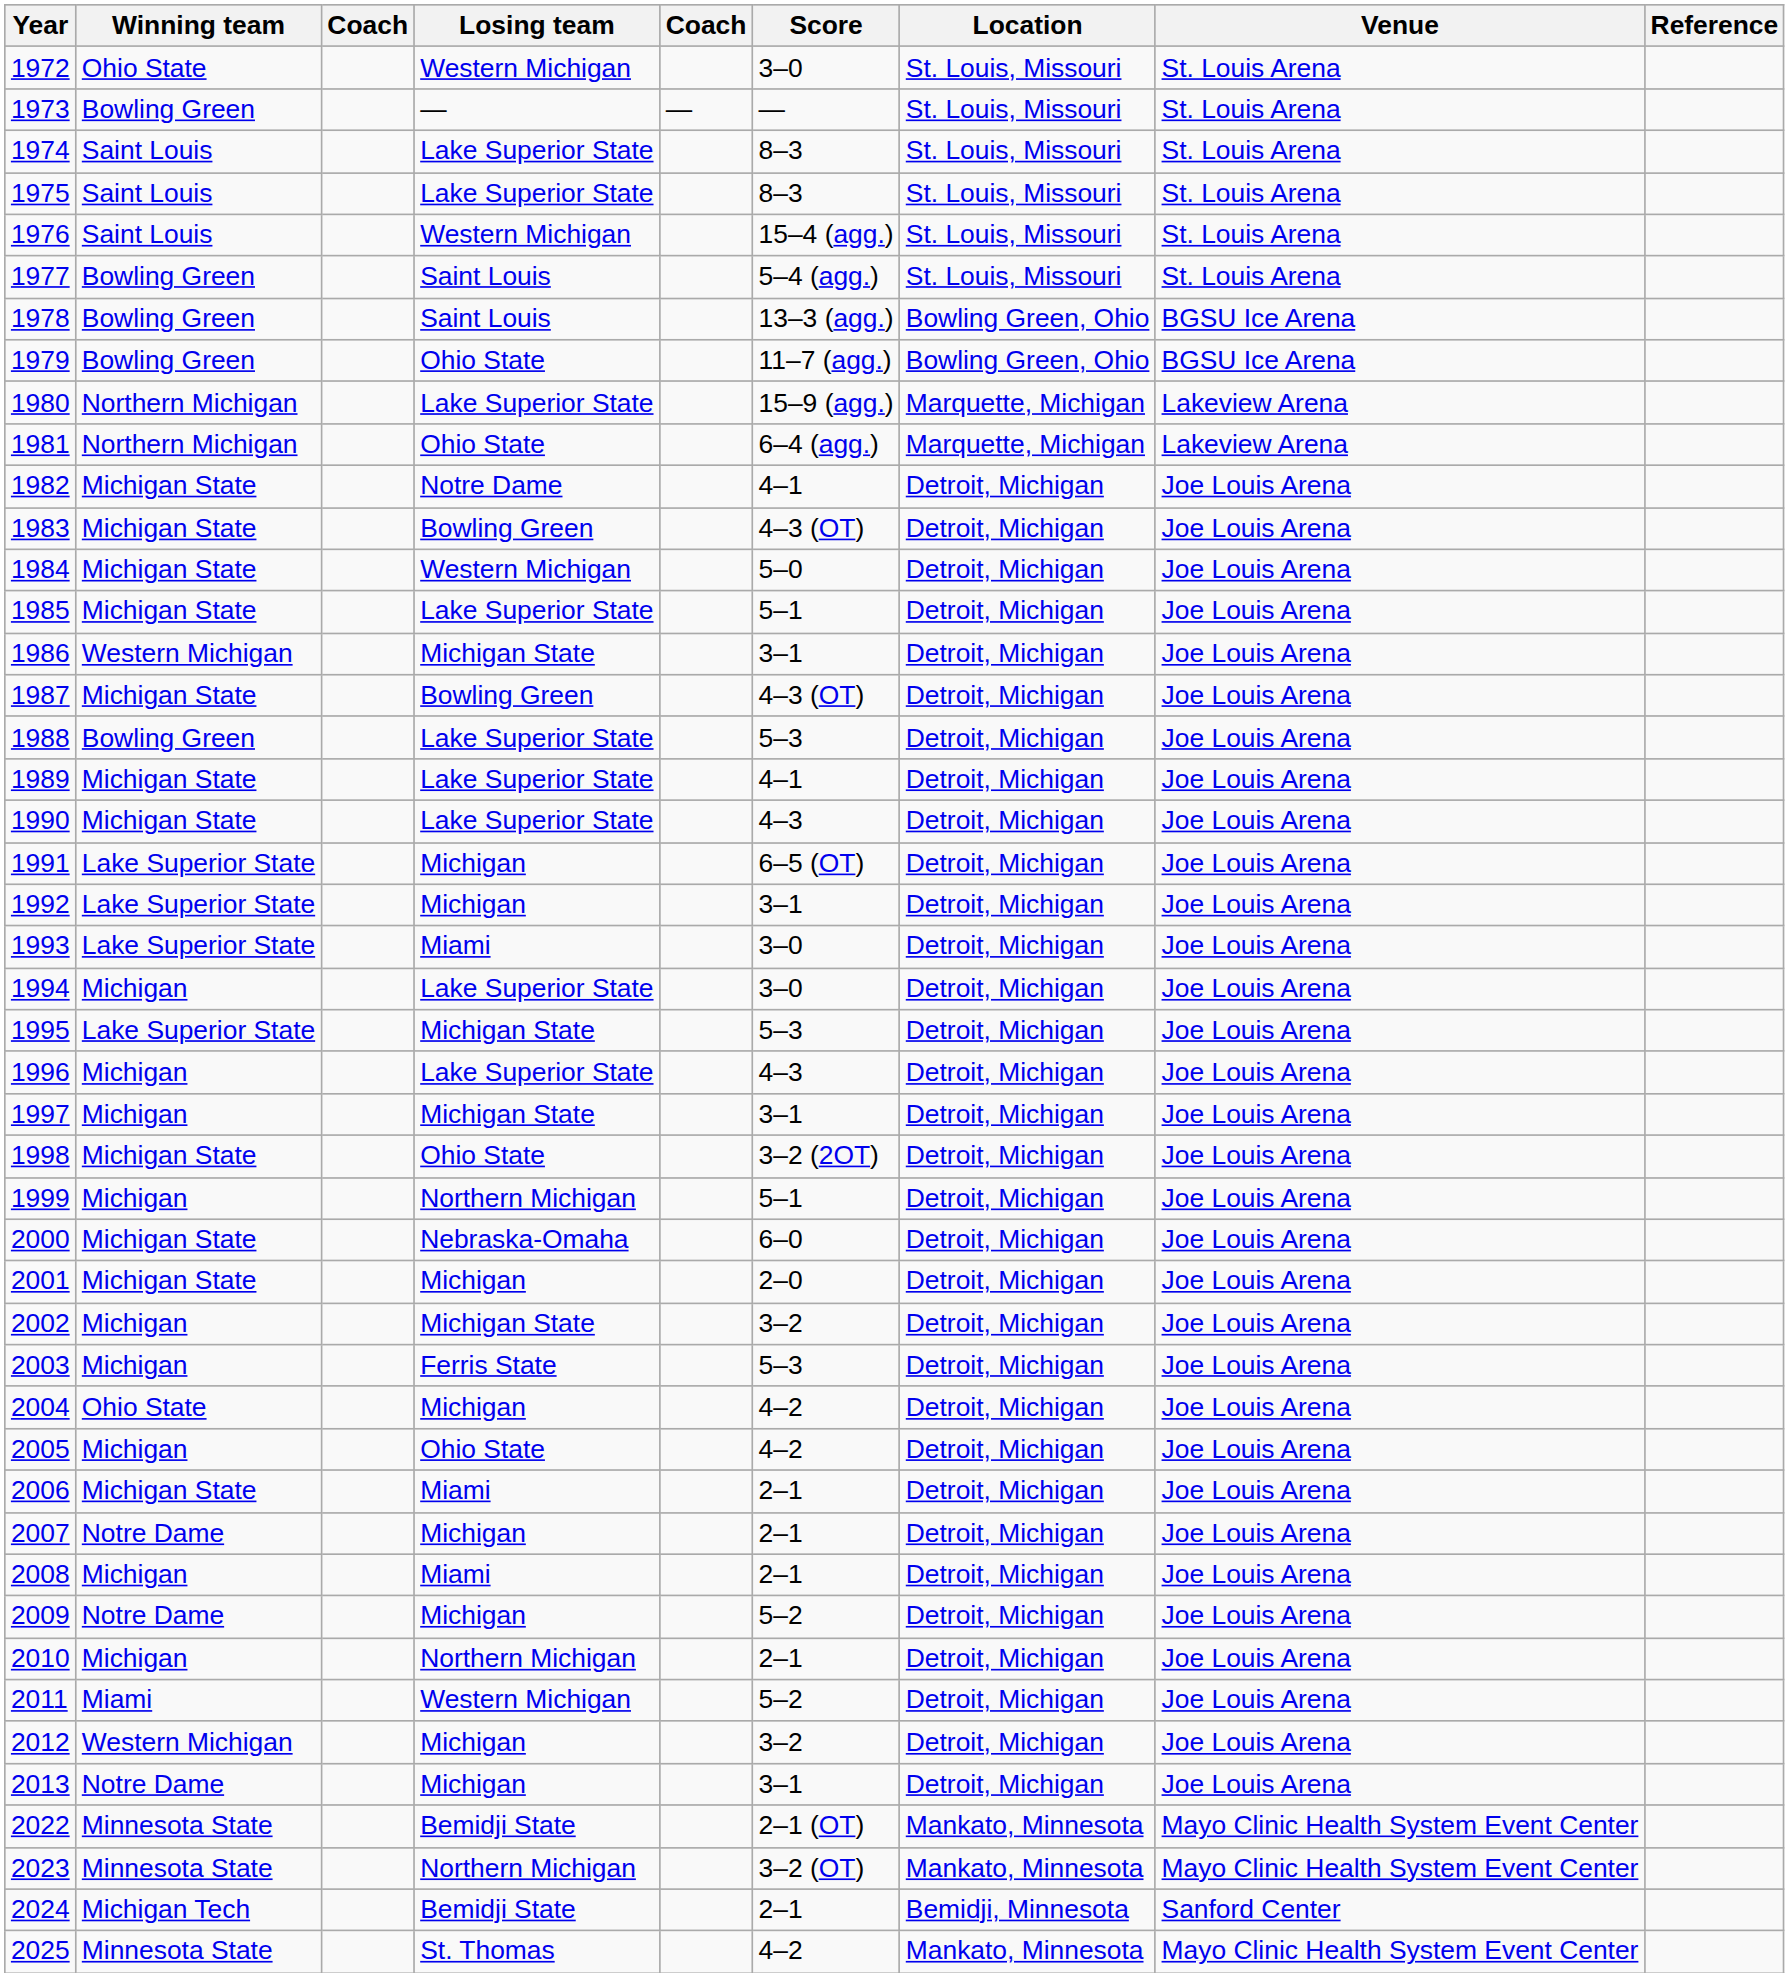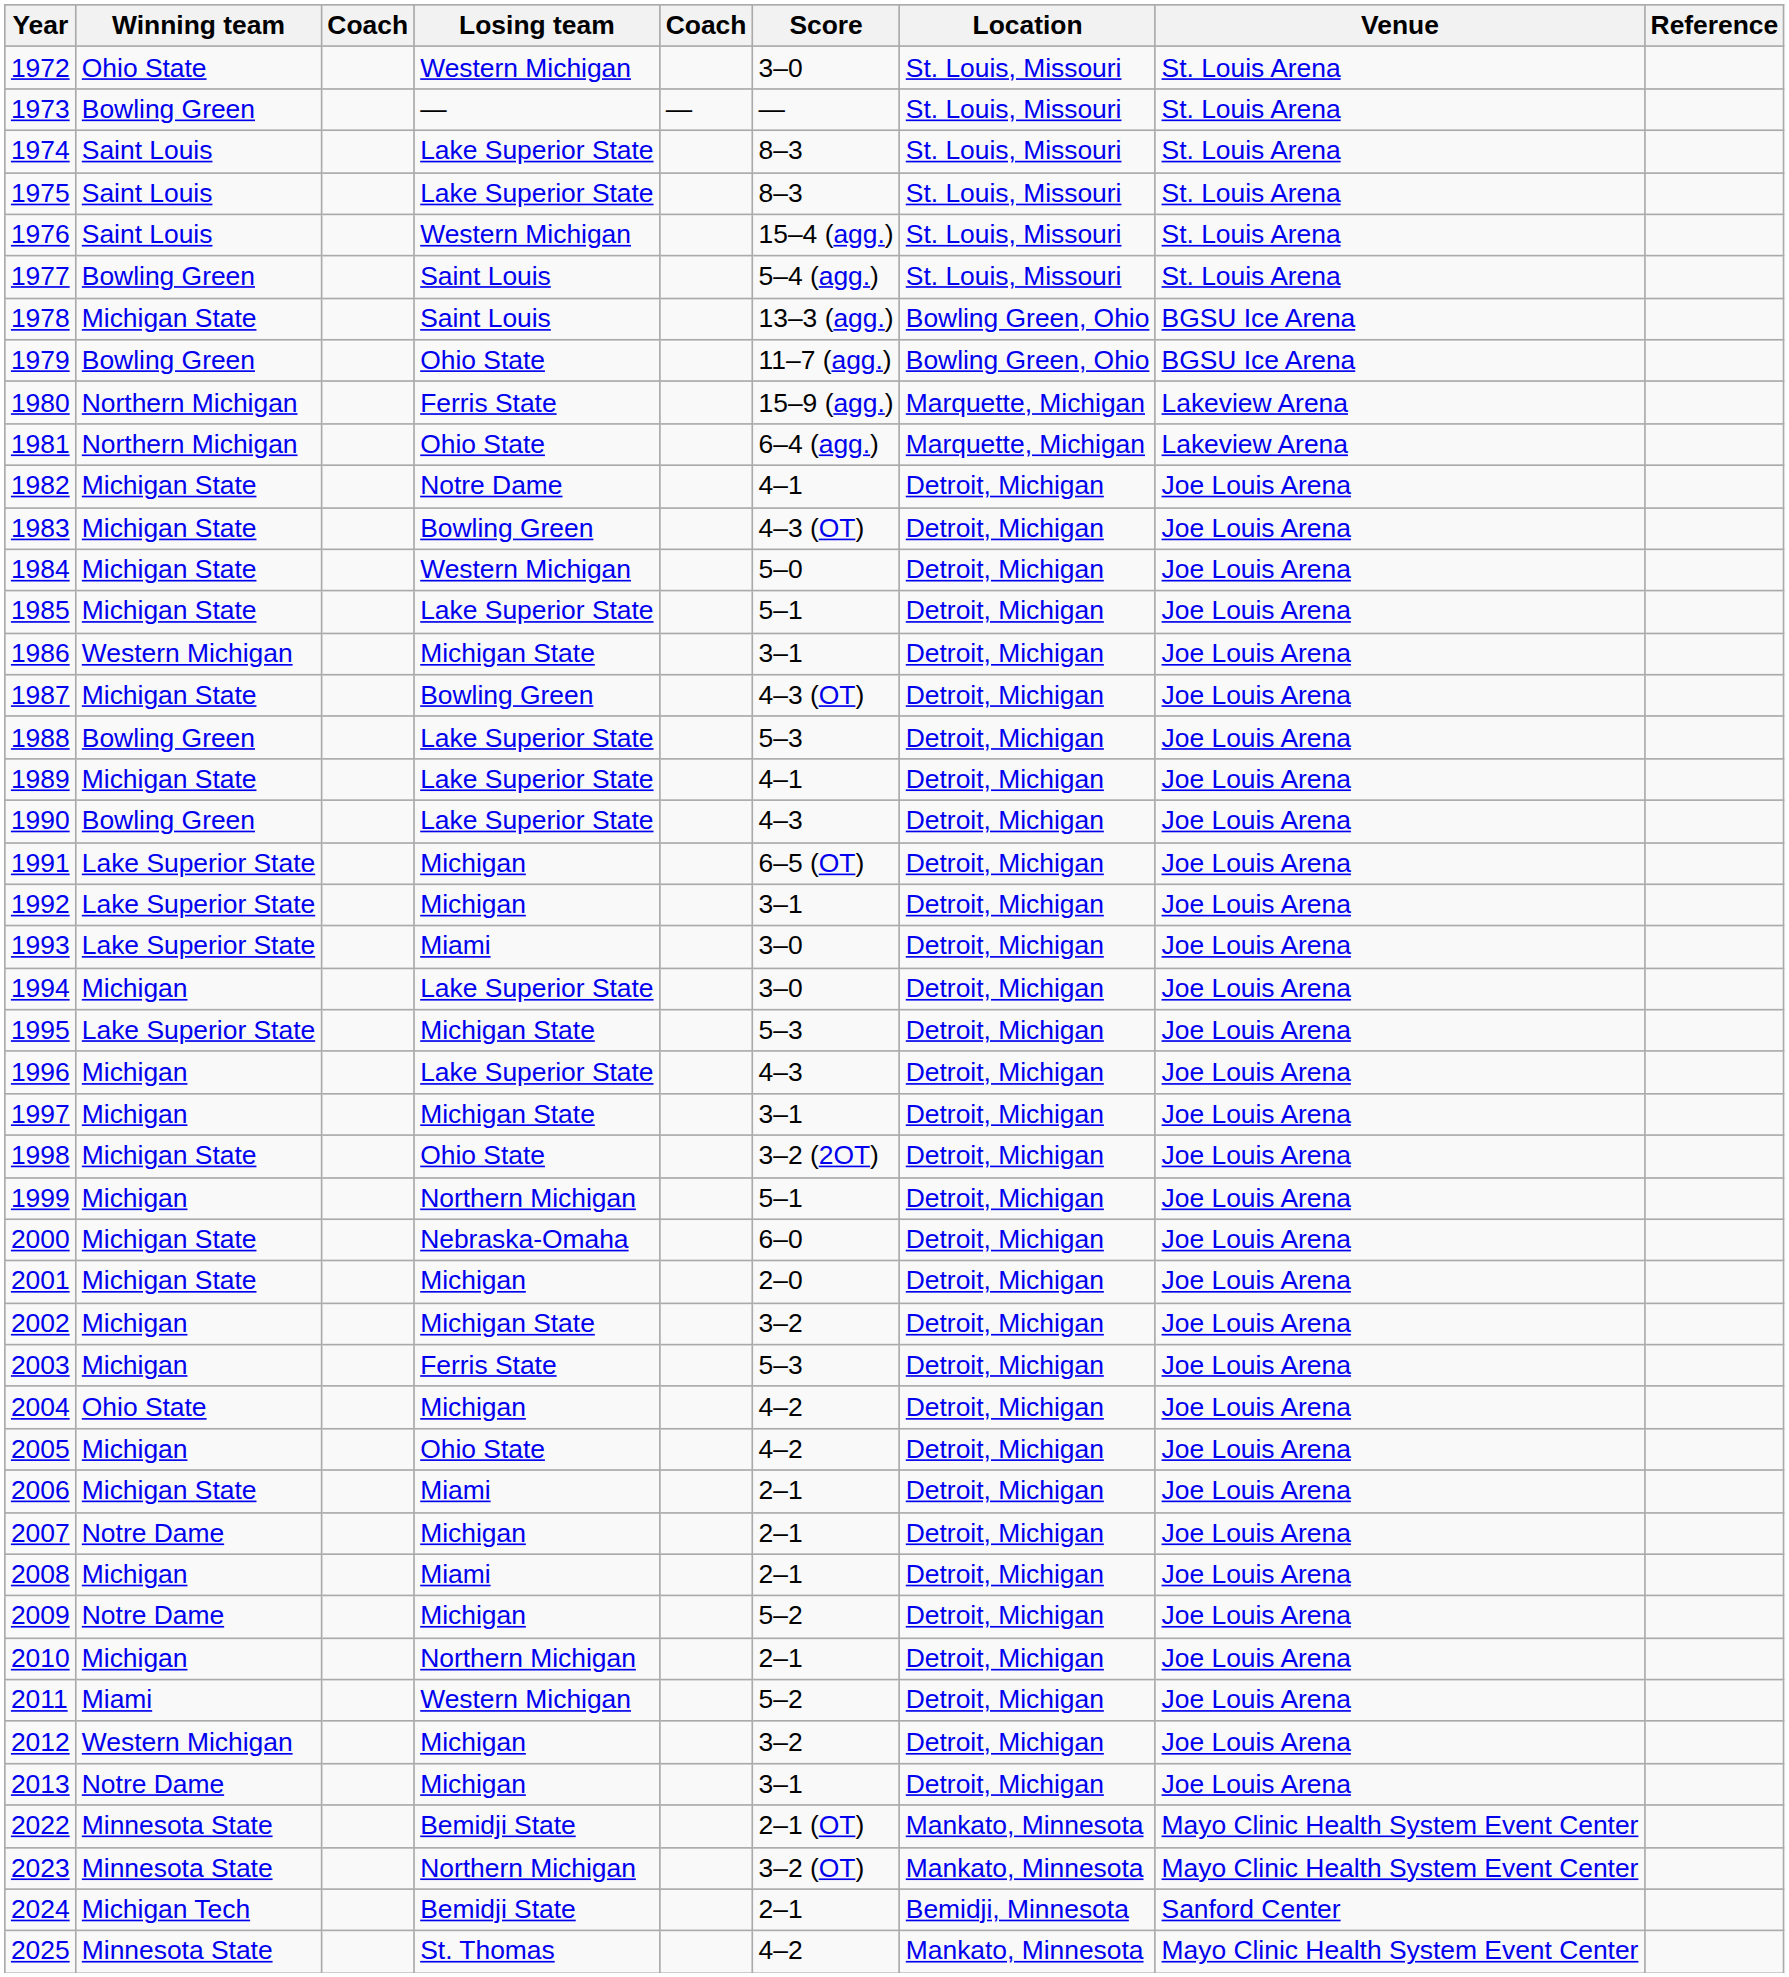(168, 318) Bowling Green -> (169, 318) Michigan State
(537, 402) Lake Superior State -> (488, 402) Ferris State
(169, 820) Michigan State -> (168, 820) Bowling Green
